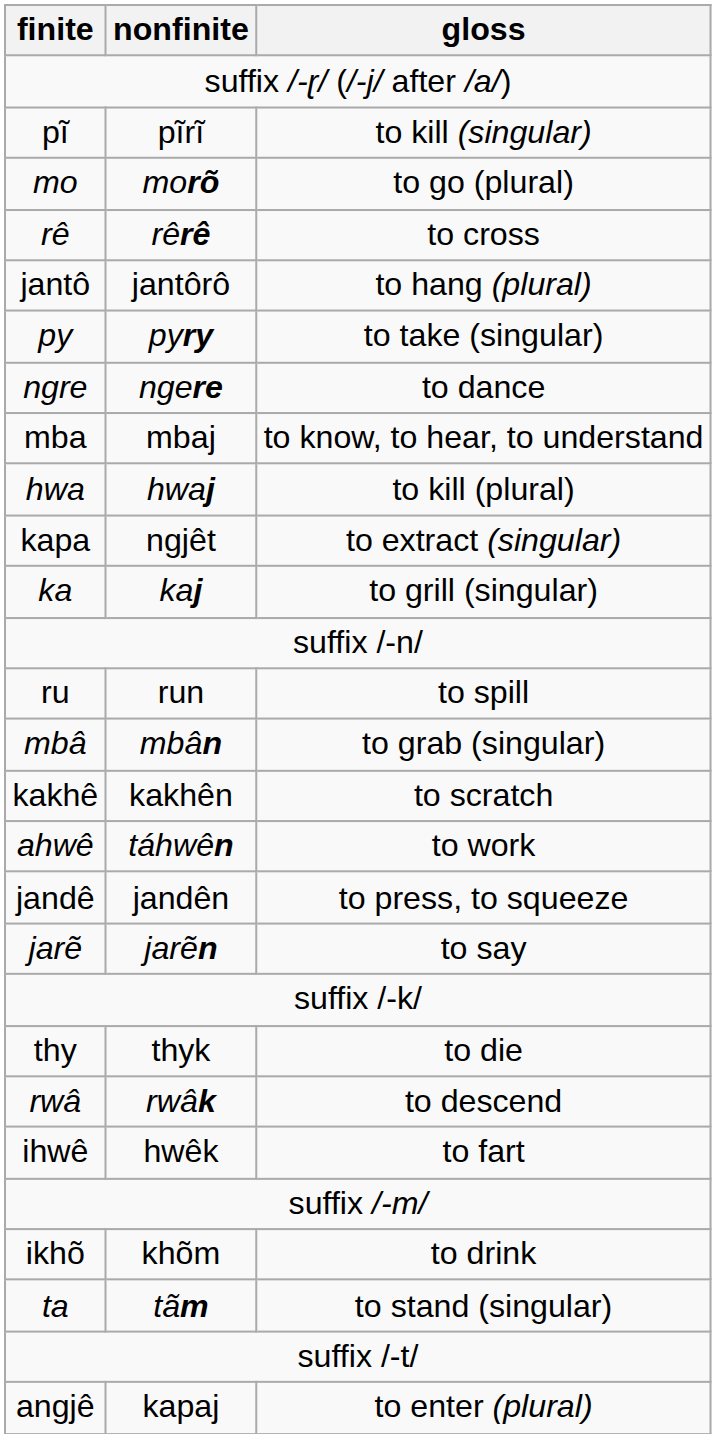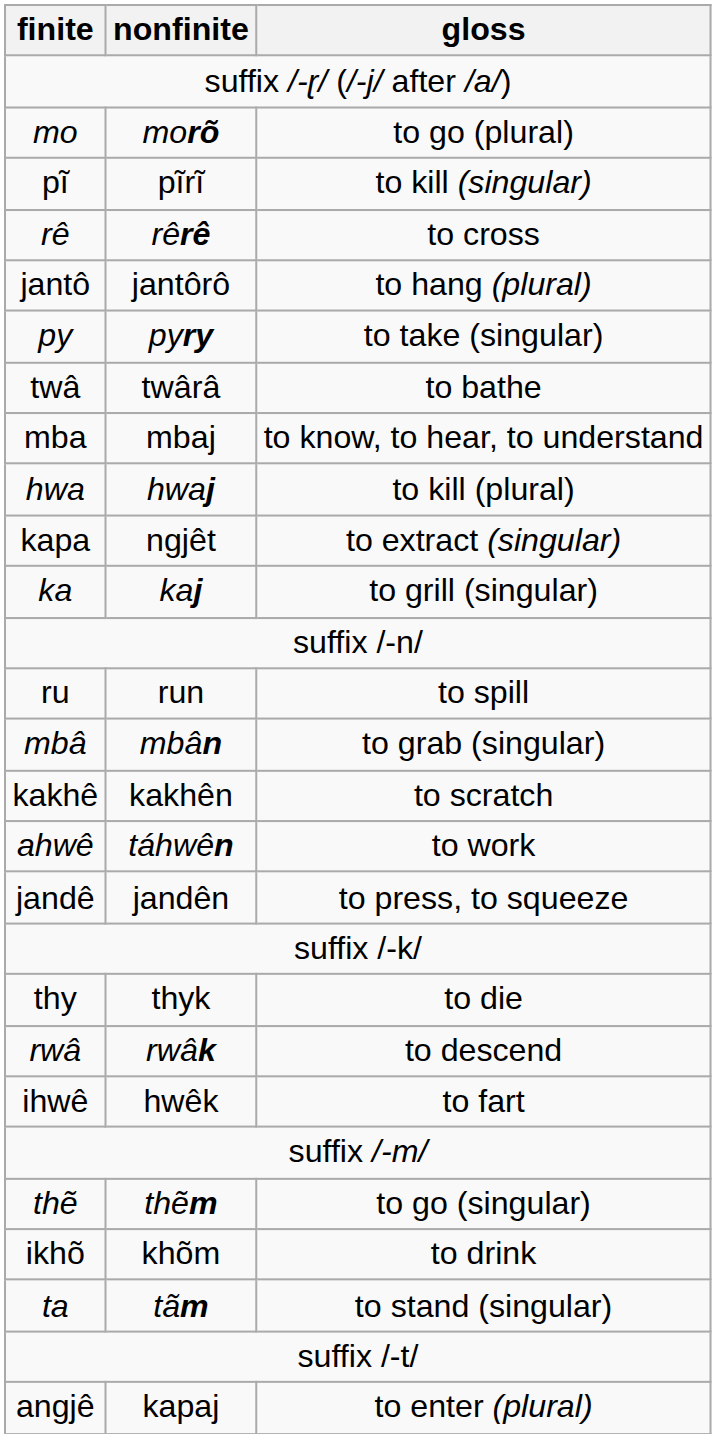rows swapped: (55, 183) <-> (55, 132)
+ row: (55, 387)
- row: (55, 387)
- row: (55, 948)
+ row: (55, 1203)
